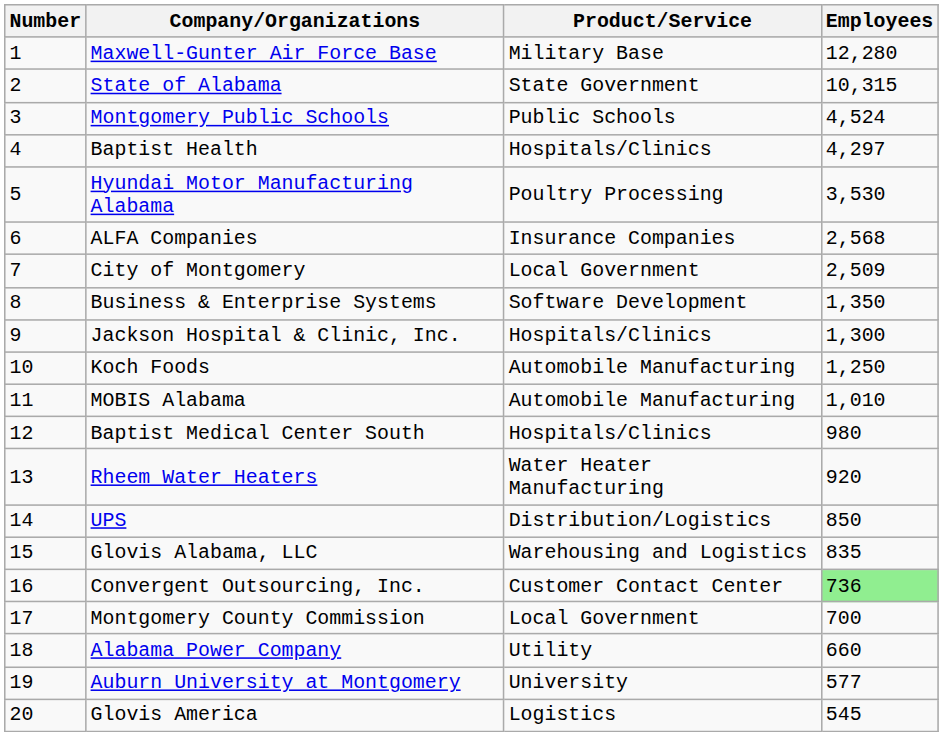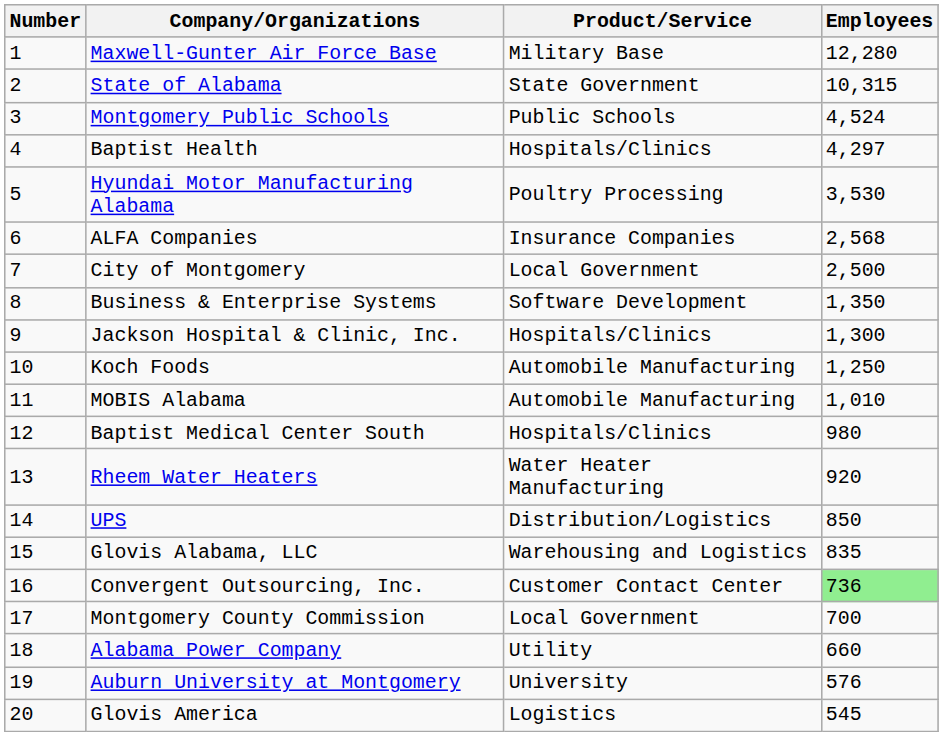(856, 271) 2,509 -> (856, 271) 2,500
(844, 683) 577 -> (844, 683) 576
